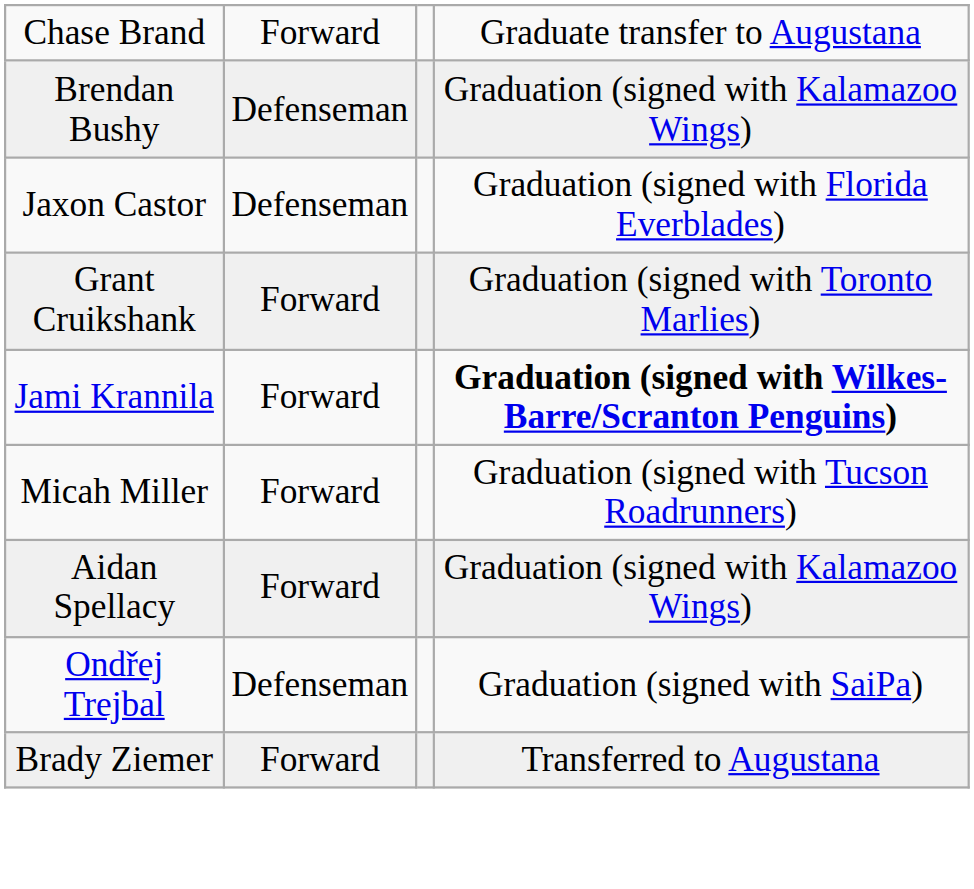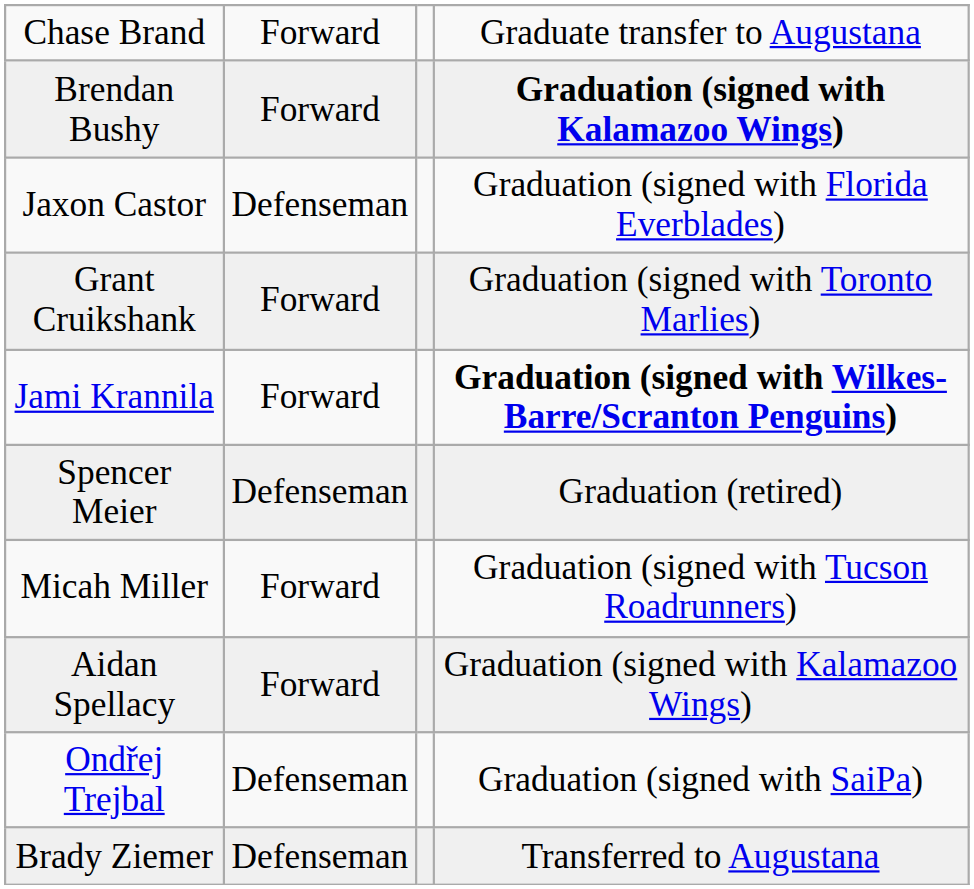(320, 108) Defenseman -> (320, 108) Forward
(700, 108) normal -> (700, 108) bold
+ row: (114, 491)
(320, 759) Forward -> (320, 855) Defenseman
